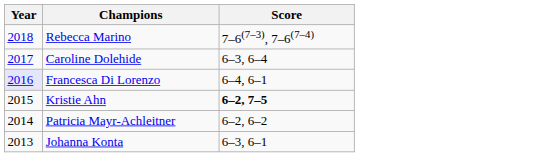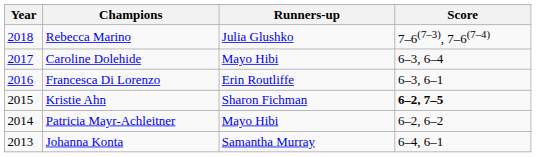+ column: (307, 14)
(20, 79) lavender background -> (20, 79) no background
(245, 79) 6–4, 6–1 -> (421, 79) 6–3, 6–1
(245, 141) 6–3, 6–1 -> (421, 141) 6–4, 6–1
